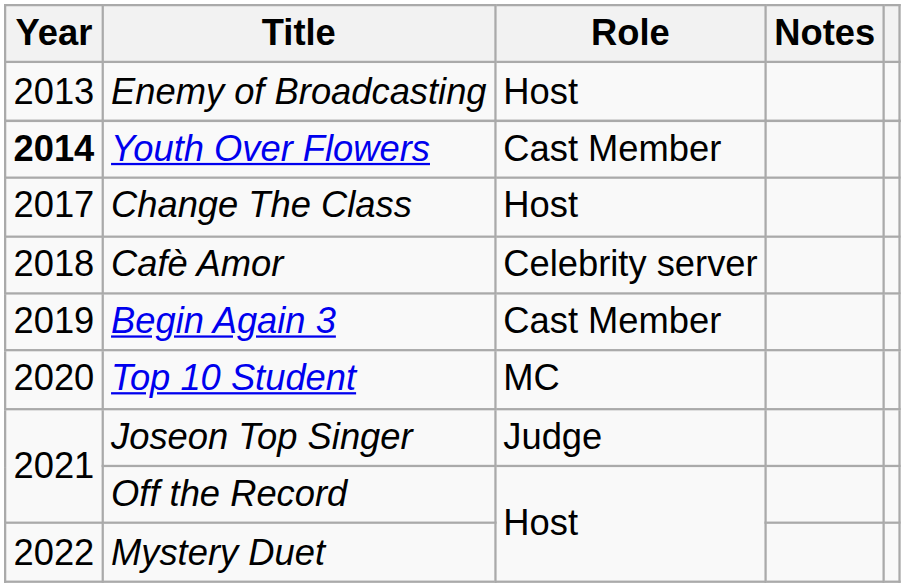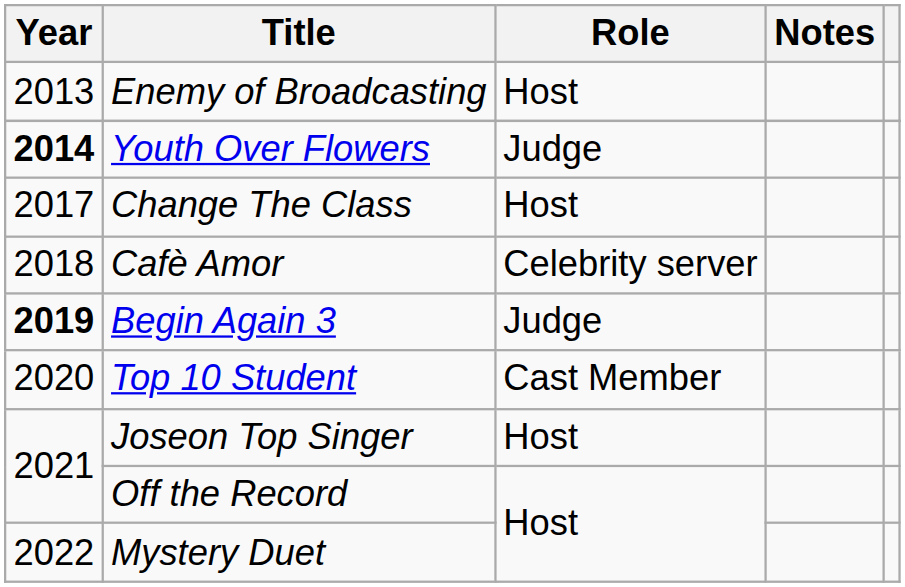(612, 148) Cast Member -> (553, 148) Judge
(54, 321) normal -> (54, 321) bold
(612, 321) Cast Member -> (553, 321) Judge
(532, 378) MC -> (612, 378) Cast Member
(553, 436) Judge -> (541, 436) Host
